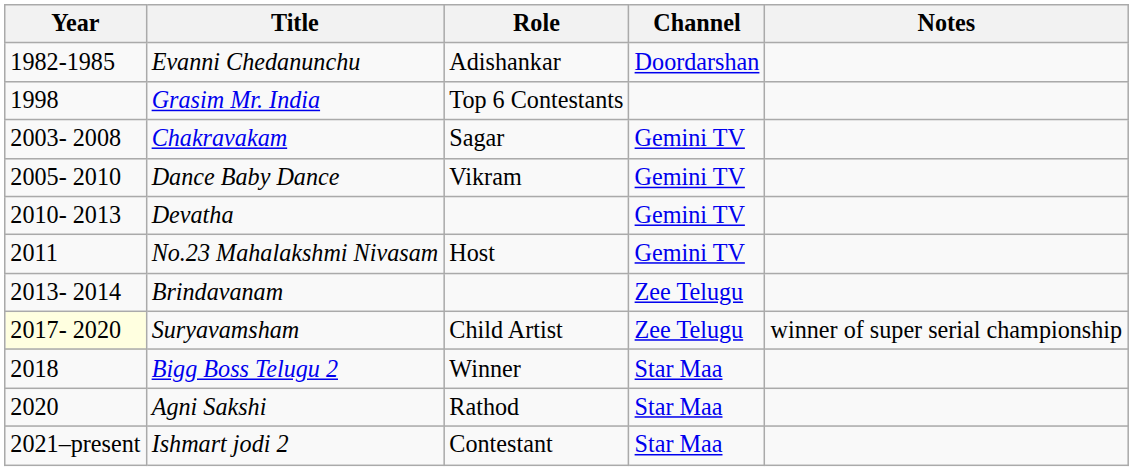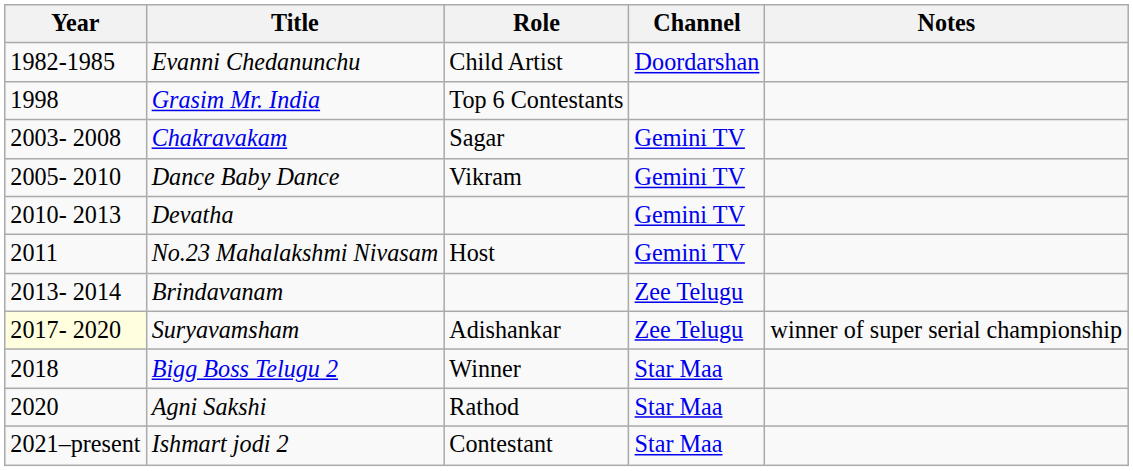(505, 61) Adishankar -> (506, 61) Child Artist
(506, 330) Child Artist -> (505, 330) Adishankar
